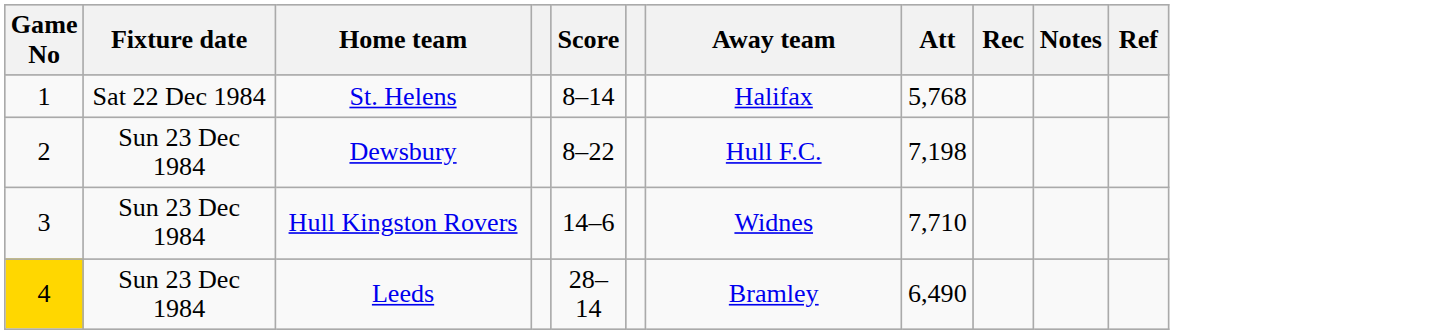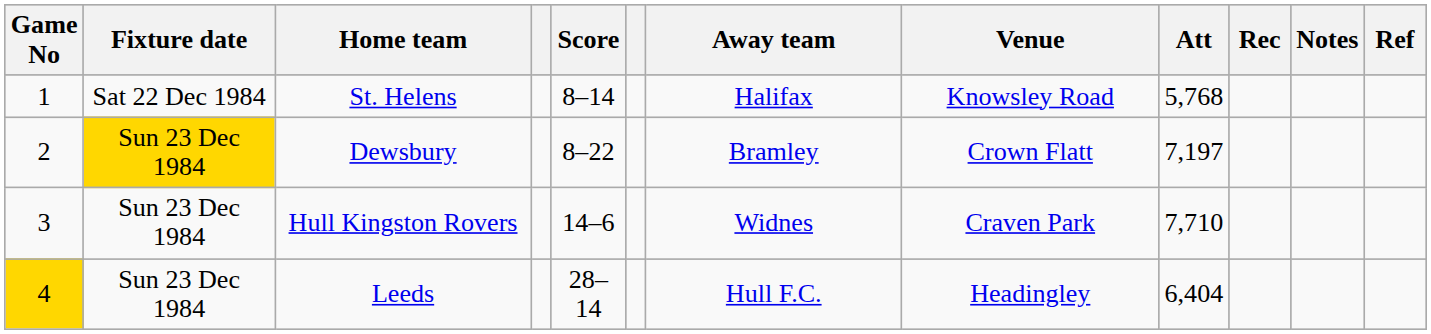+ column: (1030, 39)
(179, 151) no background -> (179, 151) gold background
(774, 151) Hull F.C. -> (774, 151) Bramley
(937, 151) 7,198 -> (1194, 151) 7,197
(774, 293) Bramley -> (774, 293) Hull F.C.
(937, 293) 6,490 -> (1194, 293) 6,404
